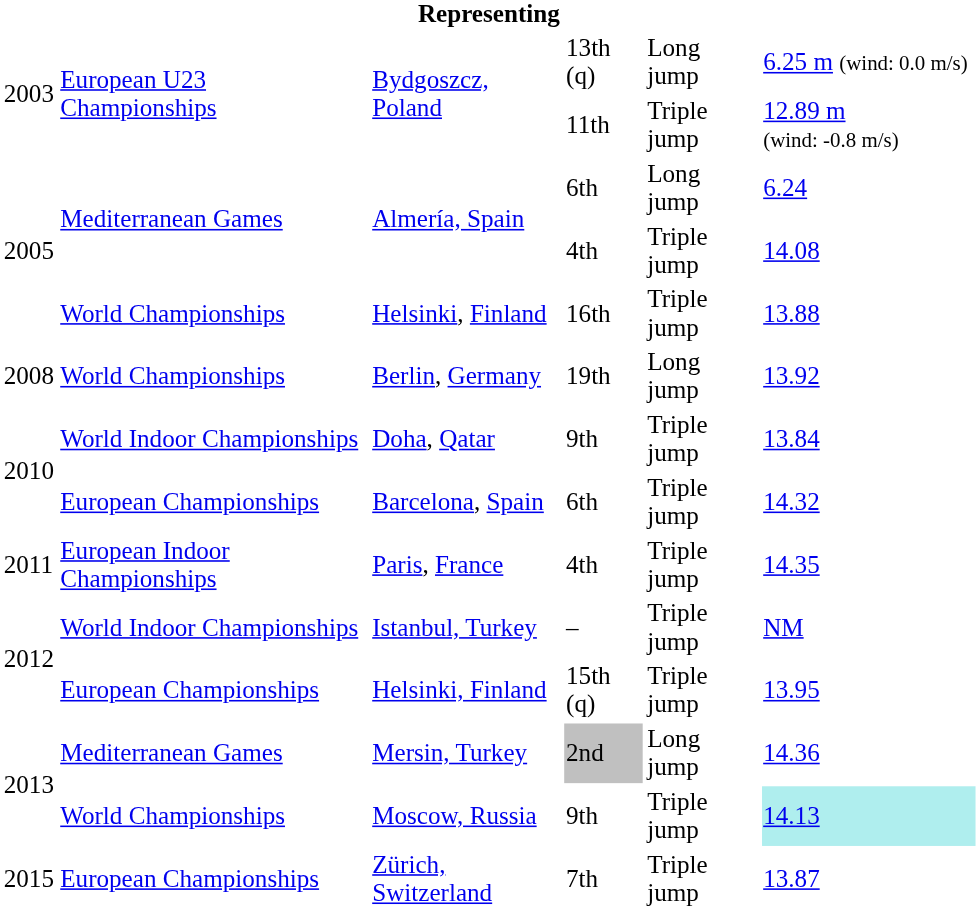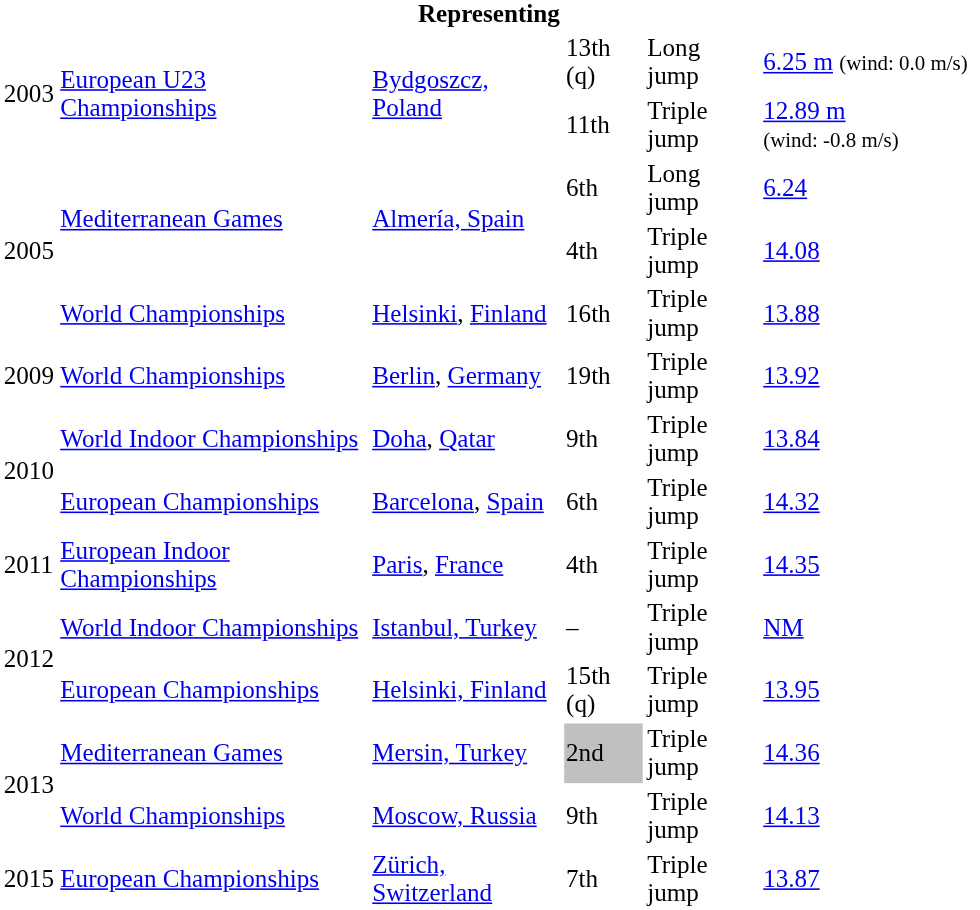(29, 376) 2008 -> (29, 376) 2009
(674, 376) Long jump -> (677, 376) Triple jump
(674, 753) Long jump -> (677, 753) Triple jump
(791, 815) paleturquoise background -> (791, 815) no background
